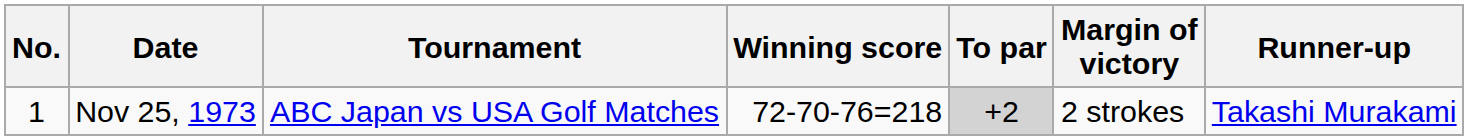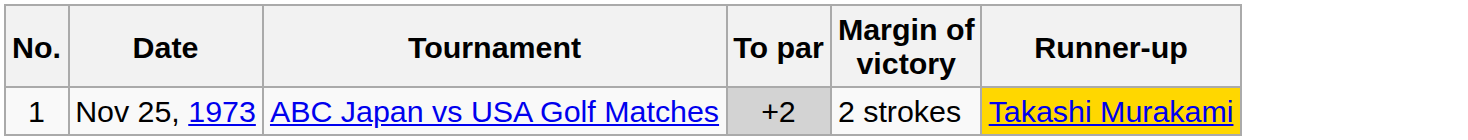- column: (838, 46)
(1334, 111) no background -> (1111, 111) gold background
